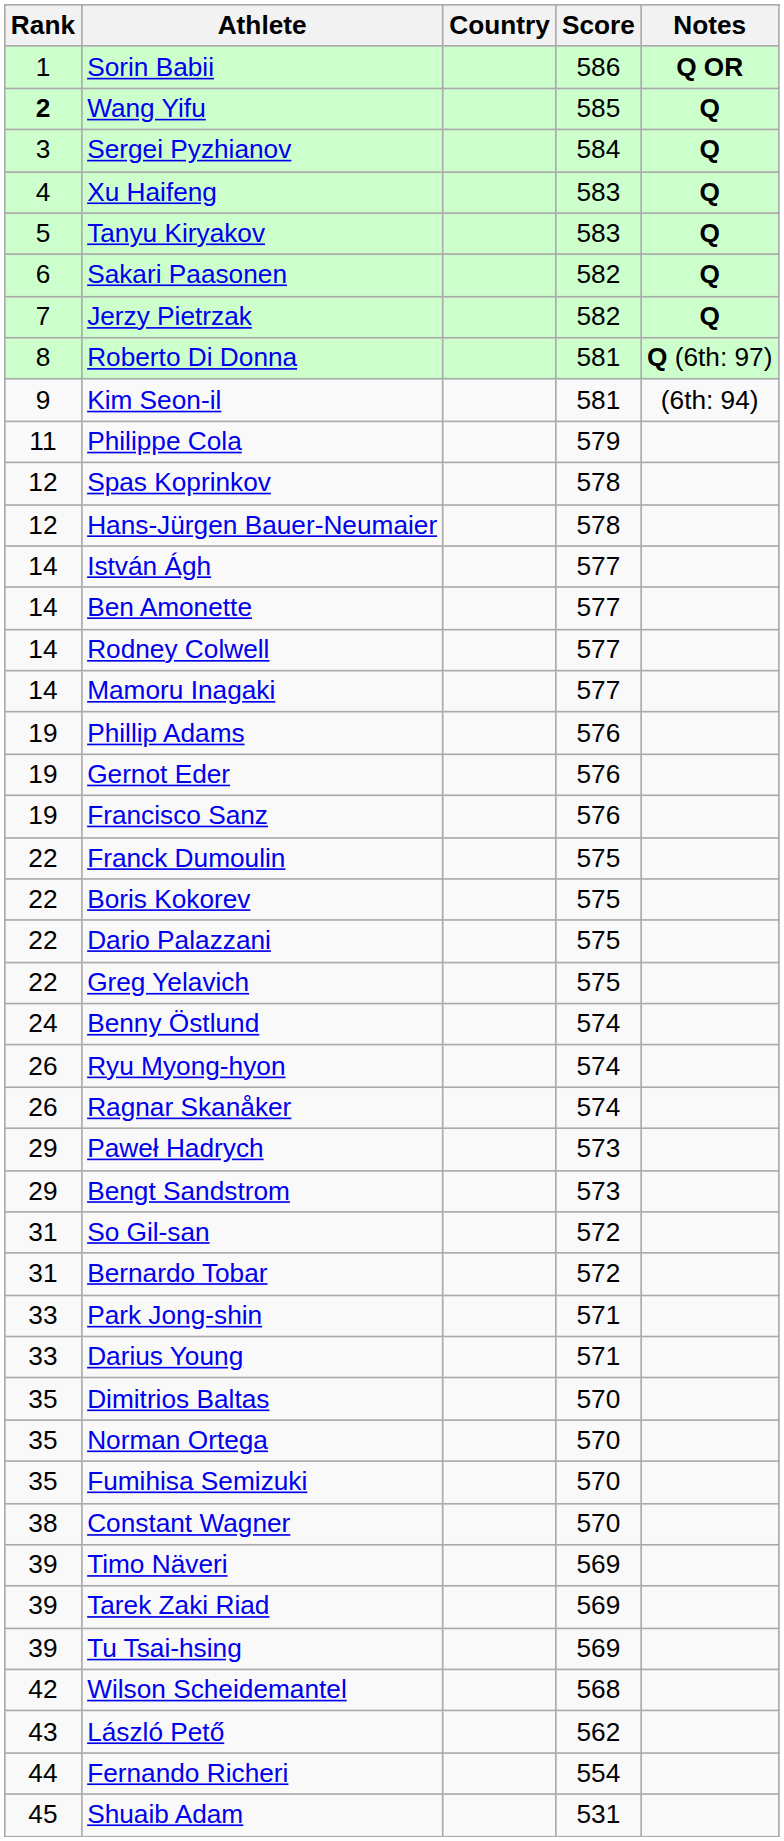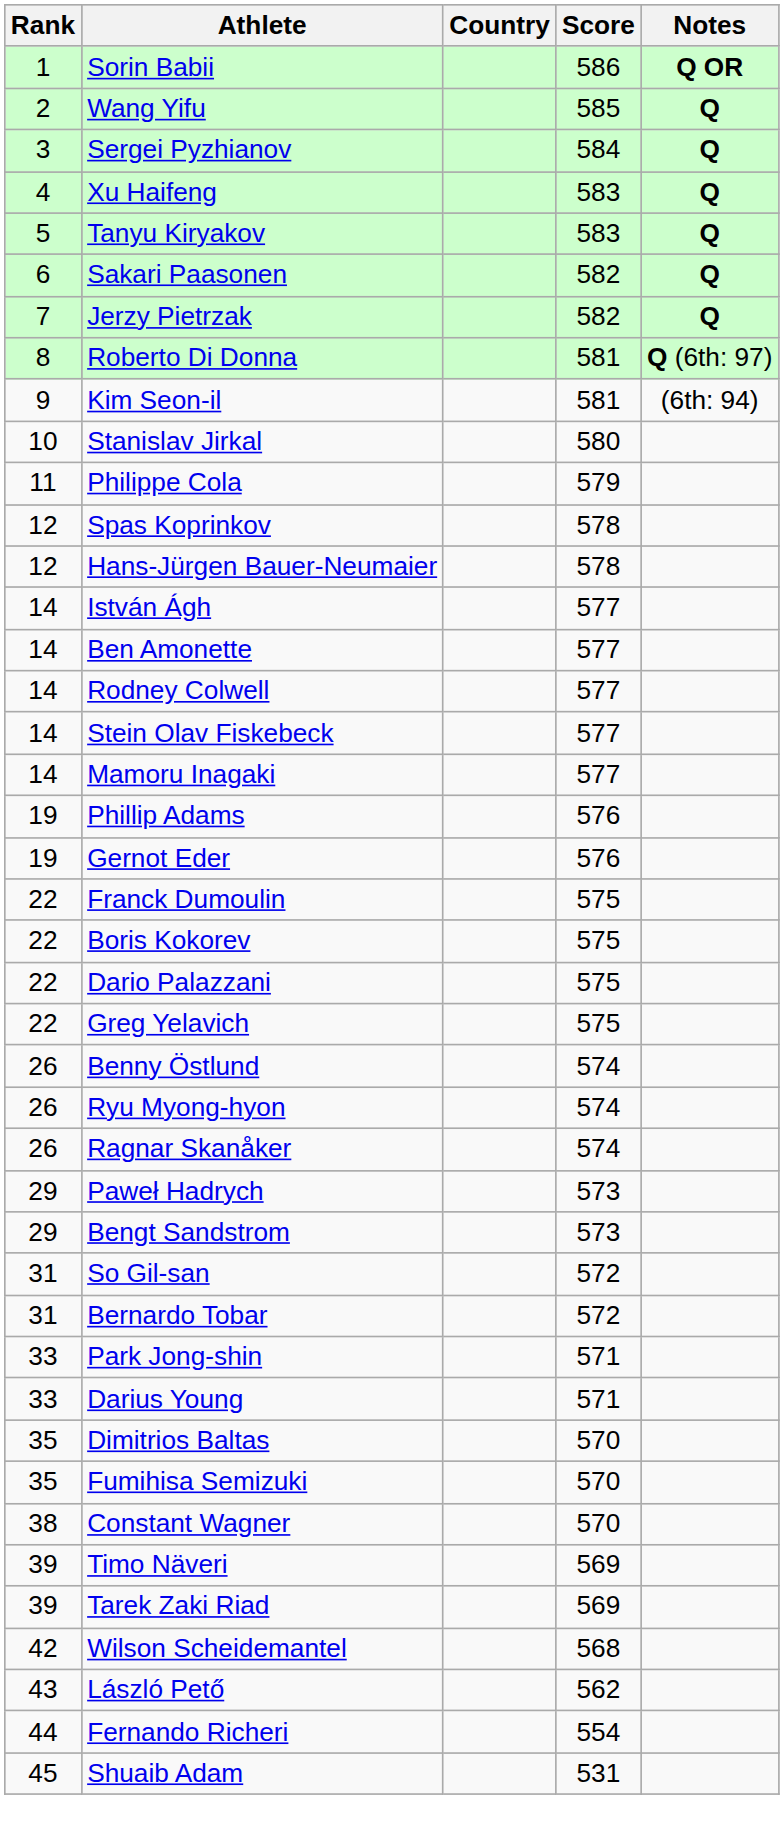(43, 108) bold -> (43, 108) normal
+ row: (175, 441)
+ row: (210, 732)
- row: (178, 815)
(43, 1024) 24 -> (43, 1065) 26
- row: (178, 1440)
- row: (164, 1648)
